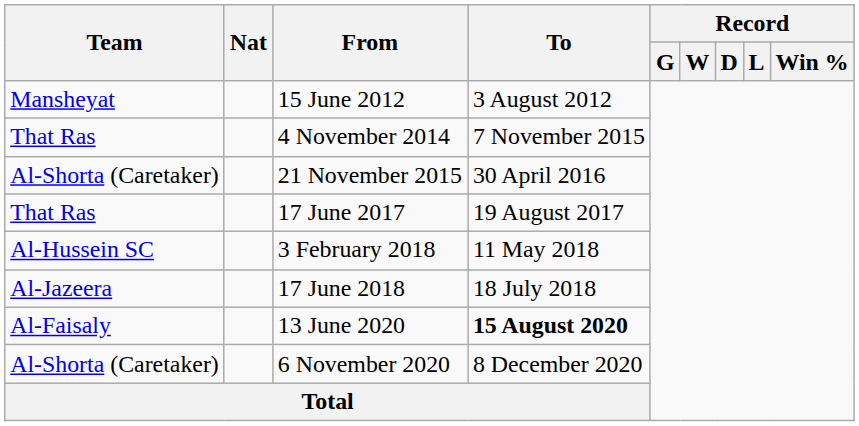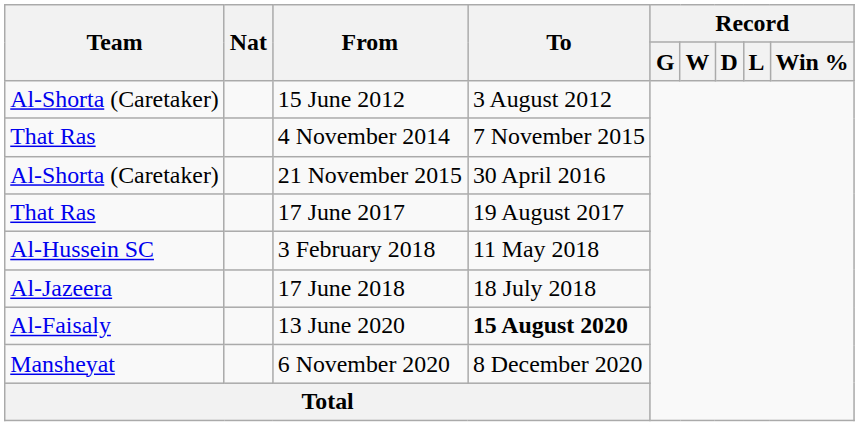(63, 99) Mansheyat -> (115, 99) Al-Shorta (Caretaker)
(115, 363) Al-Shorta (Caretaker) -> (63, 363) Mansheyat
